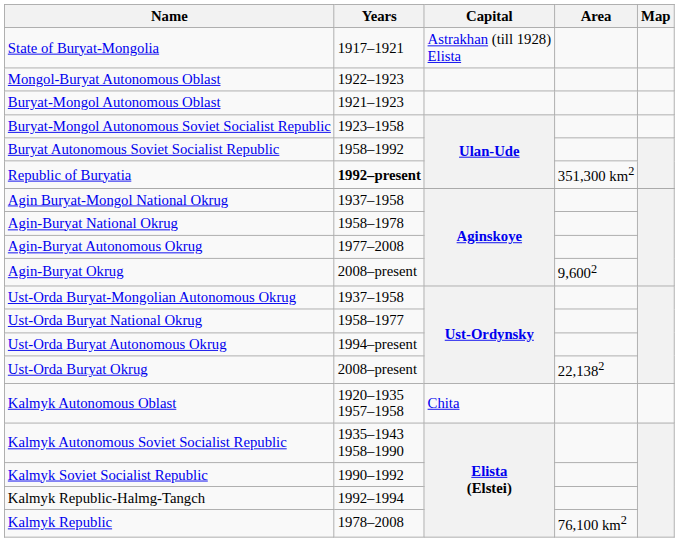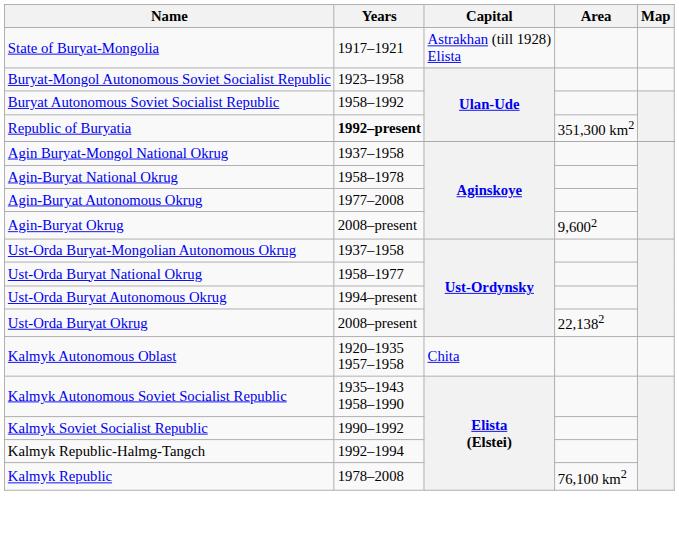- row: (114, 79)
- row: (114, 102)
